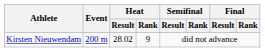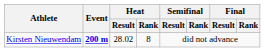(96, 40) normal -> (97, 40) bold
(148, 40) 9 -> (148, 40) 8
